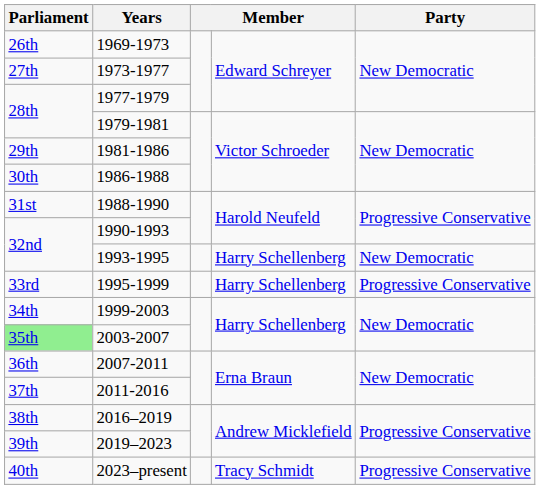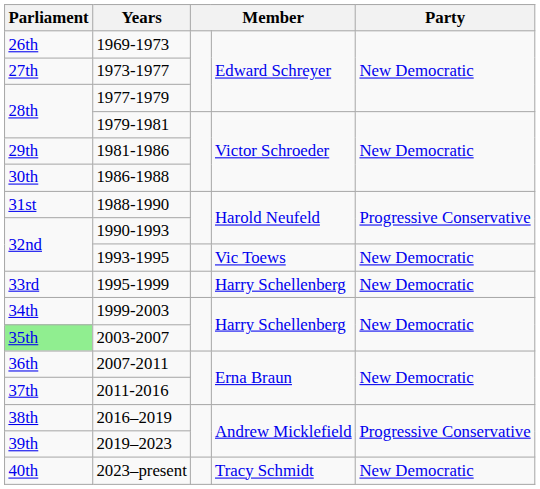(280, 257) Harry Schellenberg -> (250, 257) Vic Toews
(445, 284) Progressive Conservative -> (417, 284) New Democratic
(445, 470) Progressive Conservative -> (417, 470) New Democratic
